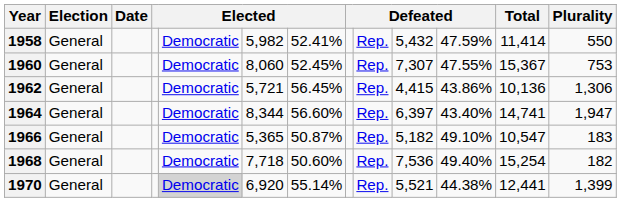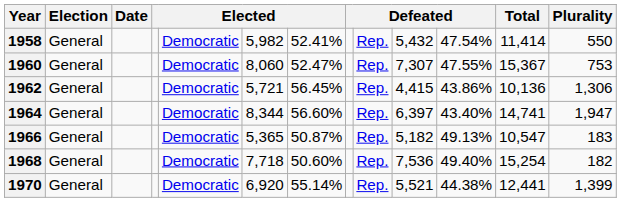(466, 40) 47.59% -> (466, 40) 47.54%
(317, 64) 52.45% -> (317, 64) 52.47%
(466, 137) 49.10% -> (466, 137) 49.13%
(200, 185) lightgrey background -> (200, 185) no background
